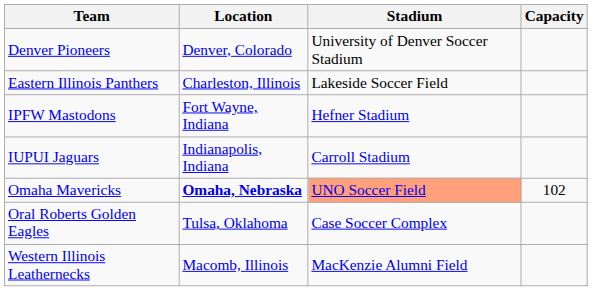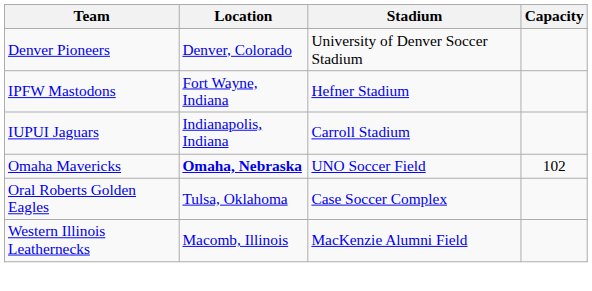- row: (83, 82)
(369, 190) lightsalmon background -> (369, 165) no background
